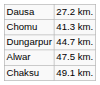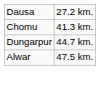- row: (23, 73)
